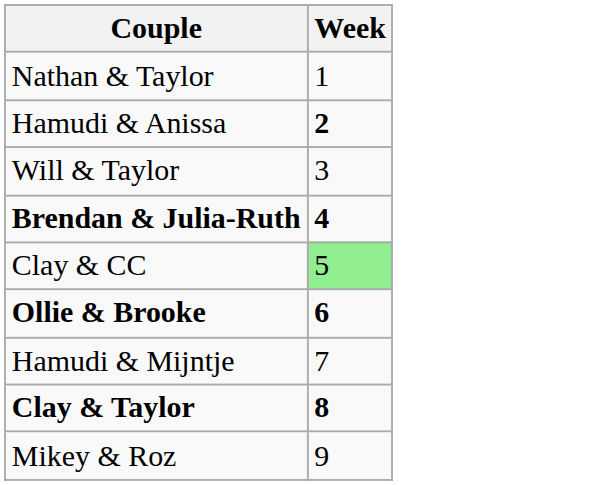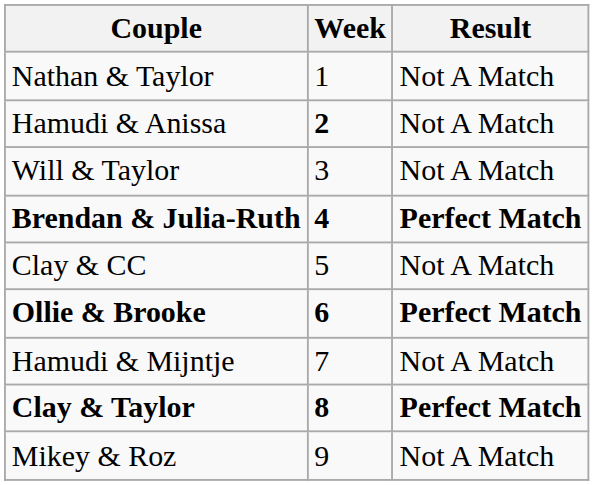+ column: (491, 28)
(322, 265) lightgreen background -> (322, 265) no background
